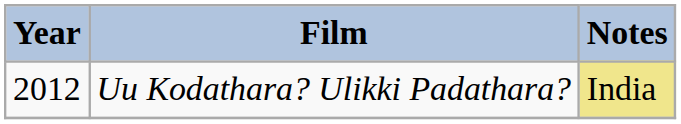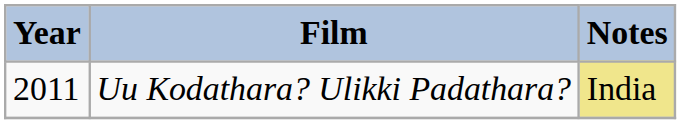(47, 88) 2012 -> (46, 88) 2011
